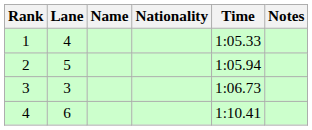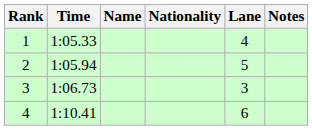columns swapped: (67, 16) <-> (238, 16)
